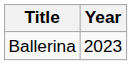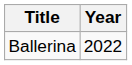(103, 45) 2023 -> (103, 45) 2022
